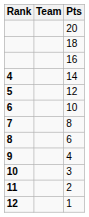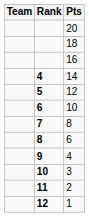columns swapped: (19, 12) <-> (49, 12)
